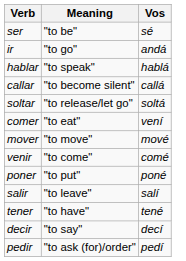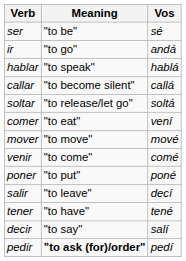(150, 193) salí -> (161, 193) decí
(152, 229) decí -> (160, 229) salí
(90, 247) normal -> (95, 247) bold
